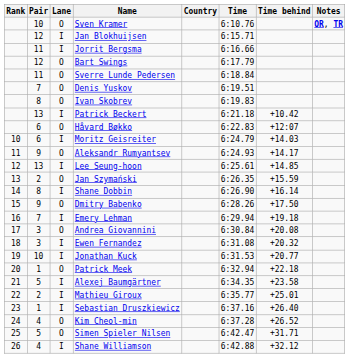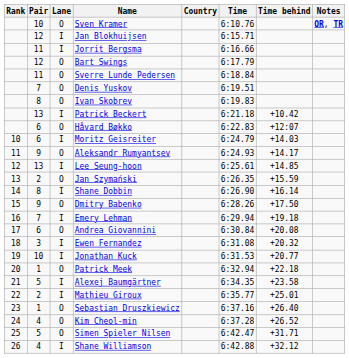(39, 230) 3 -> (39, 230) 6
(61, 308) I -> (61, 308) O
